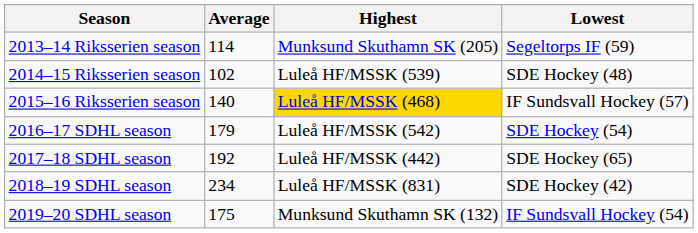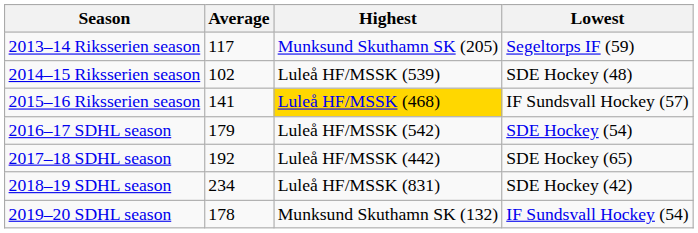(221, 46) 114 -> (221, 46) 117
(222, 102) 140 -> (222, 102) 141
(222, 213) 175 -> (222, 213) 178
